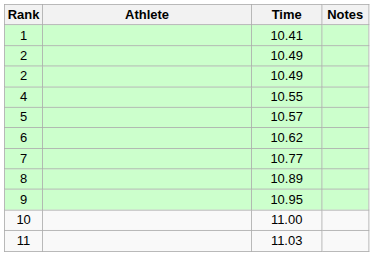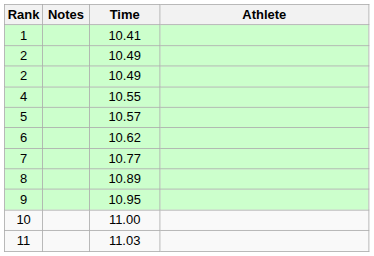columns swapped: (147, 14) <-> (345, 14)
